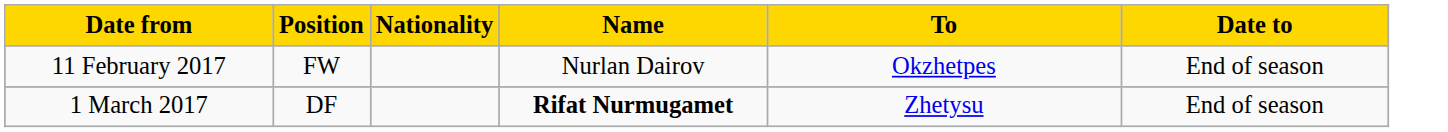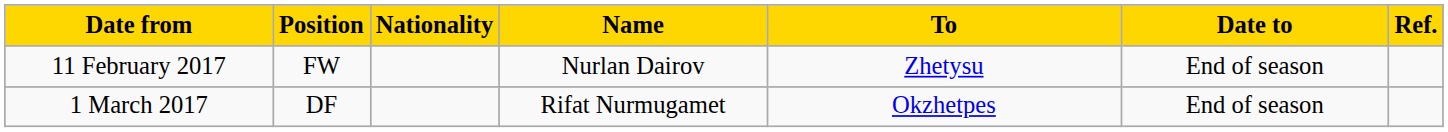+ column: (1416, 25)
(944, 65) Okzhetpes -> (944, 65) Zhetysu
(633, 106) bold -> (633, 106) normal
(944, 106) Zhetysu -> (944, 106) Okzhetpes
